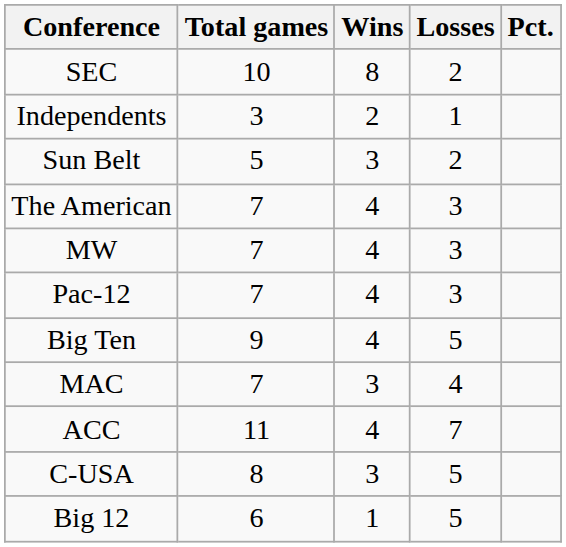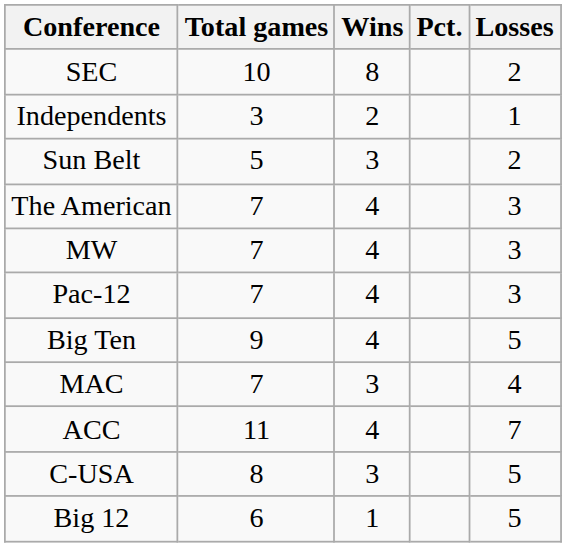columns swapped: (456, 26) <-> (531, 26)
